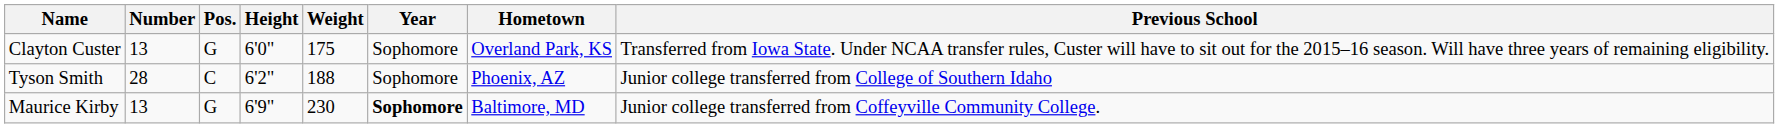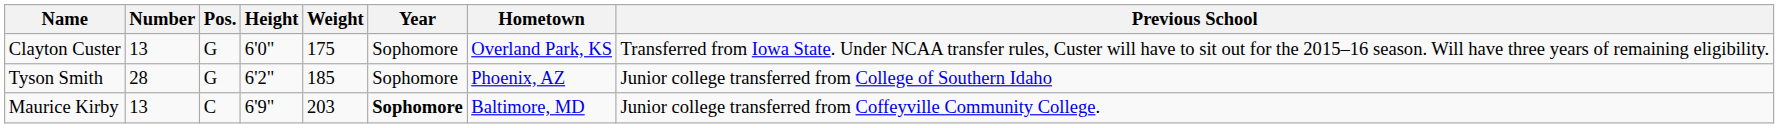(210, 78) C -> (211, 78) G
(321, 78) 188 -> (321, 78) 185
(211, 107) G -> (210, 107) C
(321, 107) 230 -> (321, 107) 203
